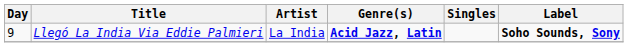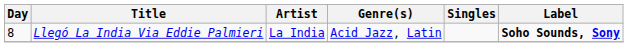(11, 33) 9 -> (11, 33) 8
(386, 33) bold -> (386, 33) normal
